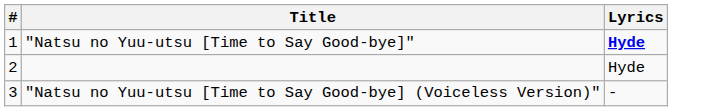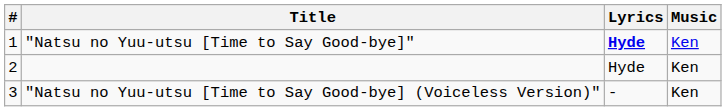+ column: (694, 17)
